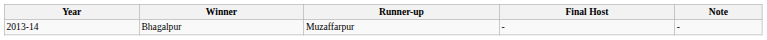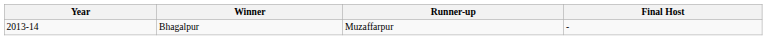- column: (718, 12)
